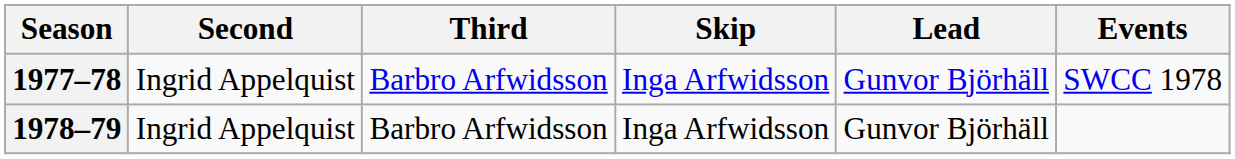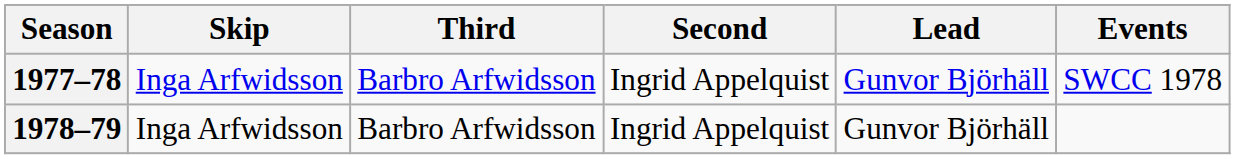columns swapped: (726, 29) <-> (245, 29)
